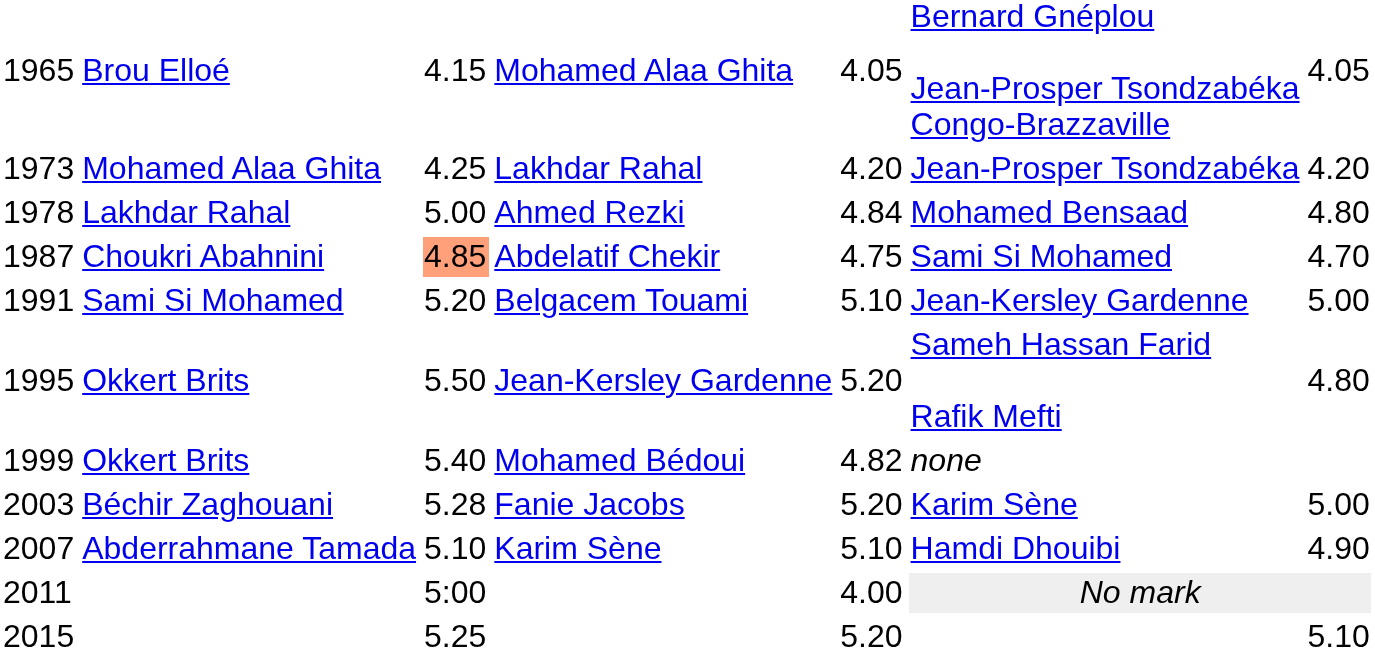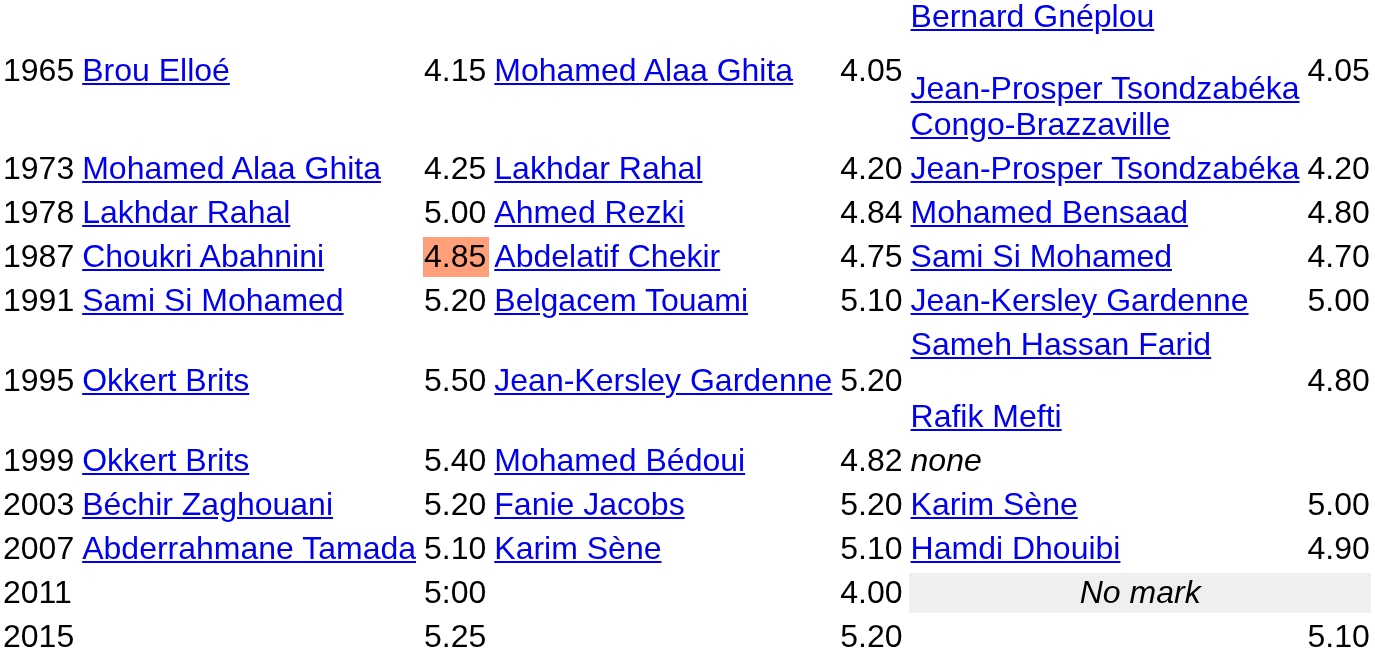(455, 504) 5.28 -> (455, 504) 5.20
